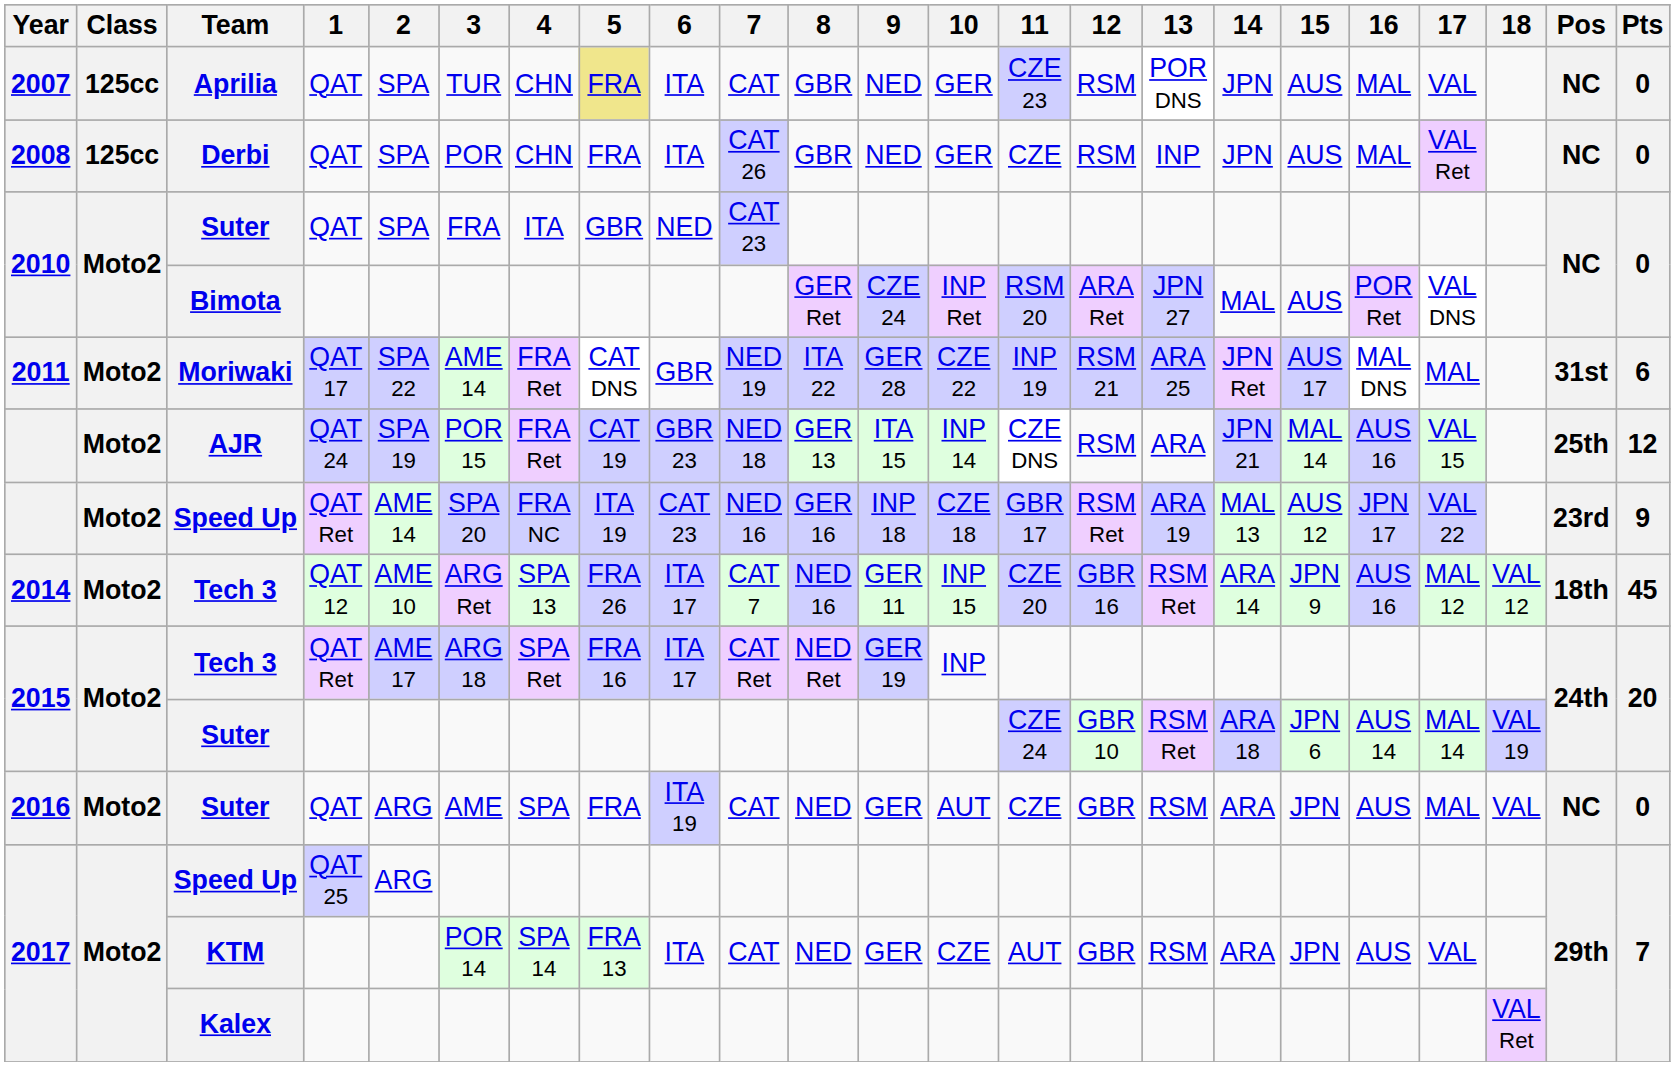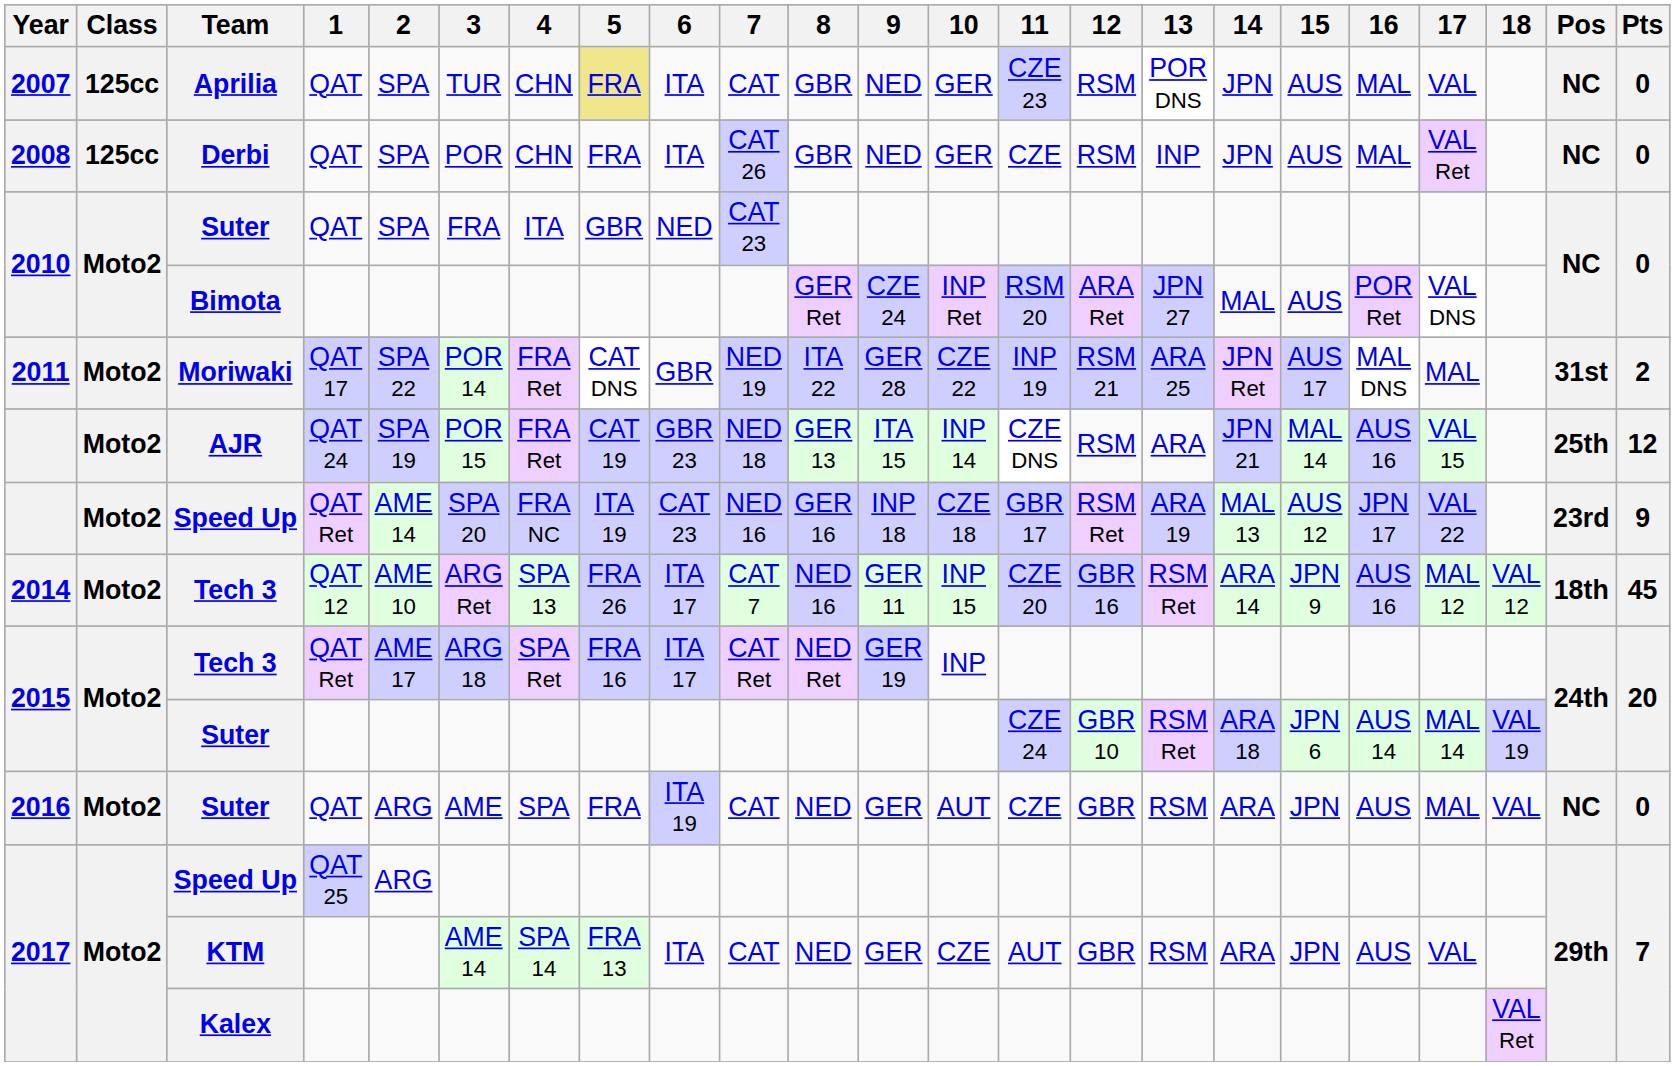(474, 372) AME 14 -> (474, 372) POR 14
(1643, 372) 6 -> (1643, 372) 2
(474, 952) POR 14 -> (474, 952) AME 14
